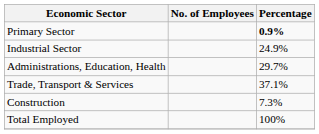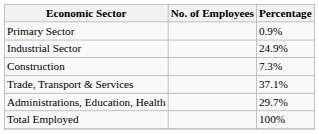(272, 31) bold -> (271, 31) normal
rows swapped: (36, 102) <-> (86, 66)
